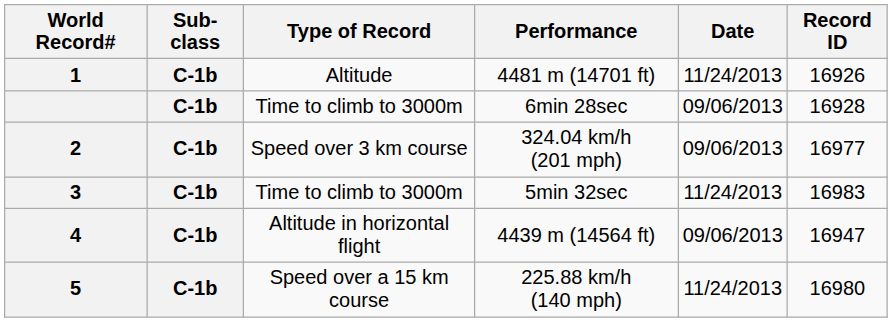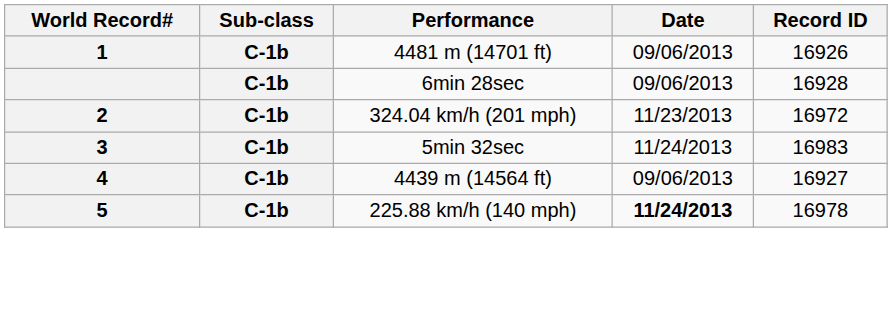- column: (359, 31)
(733, 74) 11/24/2013 -> (683, 52) 09/06/2013
(733, 149) 09/06/2013 -> (683, 115) 11/23/2013
(837, 149) 16977 -> (820, 115) 16972
(837, 235) 16947 -> (820, 178) 16927
(733, 289) normal -> (683, 210) bold
(837, 289) 16980 -> (820, 210) 16978
